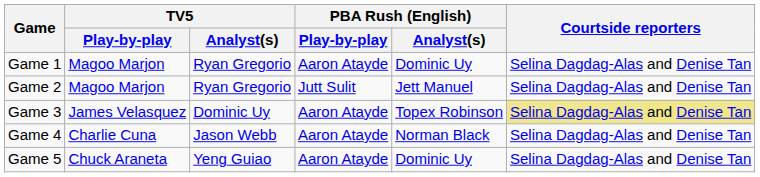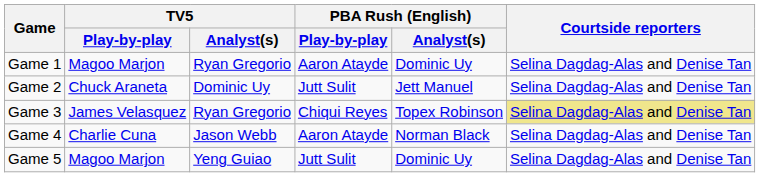(116, 87) Magoo Marjon -> (118, 87) Chuck Araneta
(242, 87) Ryan Gregorio -> (232, 87) Dominic Uy
(232, 111) Dominic Uy -> (242, 111) Ryan Gregorio
(343, 111) Aaron Atayde -> (343, 111) Chiqui Reyes
(118, 159) Chuck Araneta -> (116, 159) Magoo Marjon
(343, 159) Aaron Atayde -> (327, 159) Jutt Sulit
